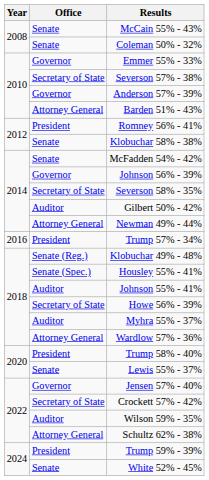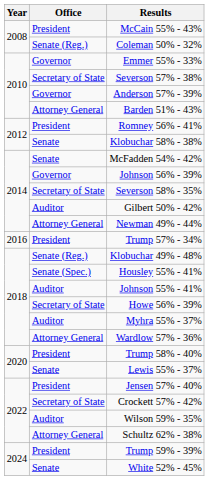(46, 28) Senate -> (51, 28) President
(46, 45) Senate -> (60, 45) Senate (Reg.)
(51, 386) Governor -> (51, 386) President
